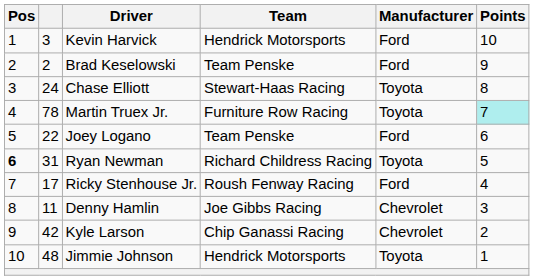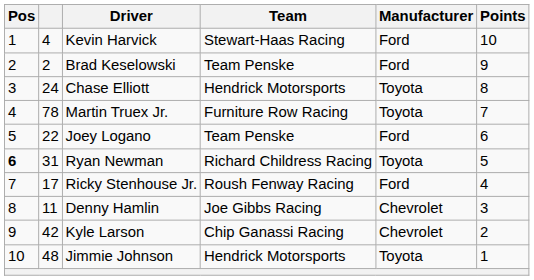(46, 40) 3 -> (46, 40) 4
(275, 40) Hendrick Motorsports -> (274, 40) Stewart-Haas Racing
(274, 88) Stewart-Haas Racing -> (275, 88) Hendrick Motorsports
(484, 112) paleturquoise background -> (484, 112) no background
